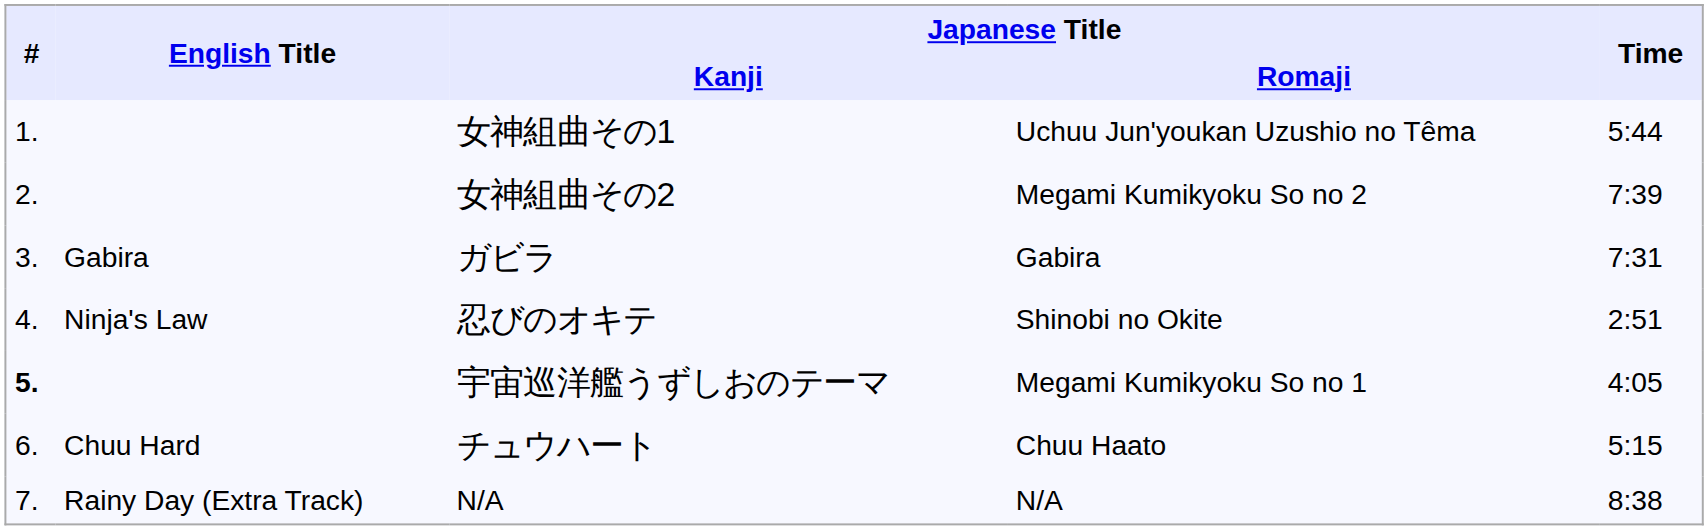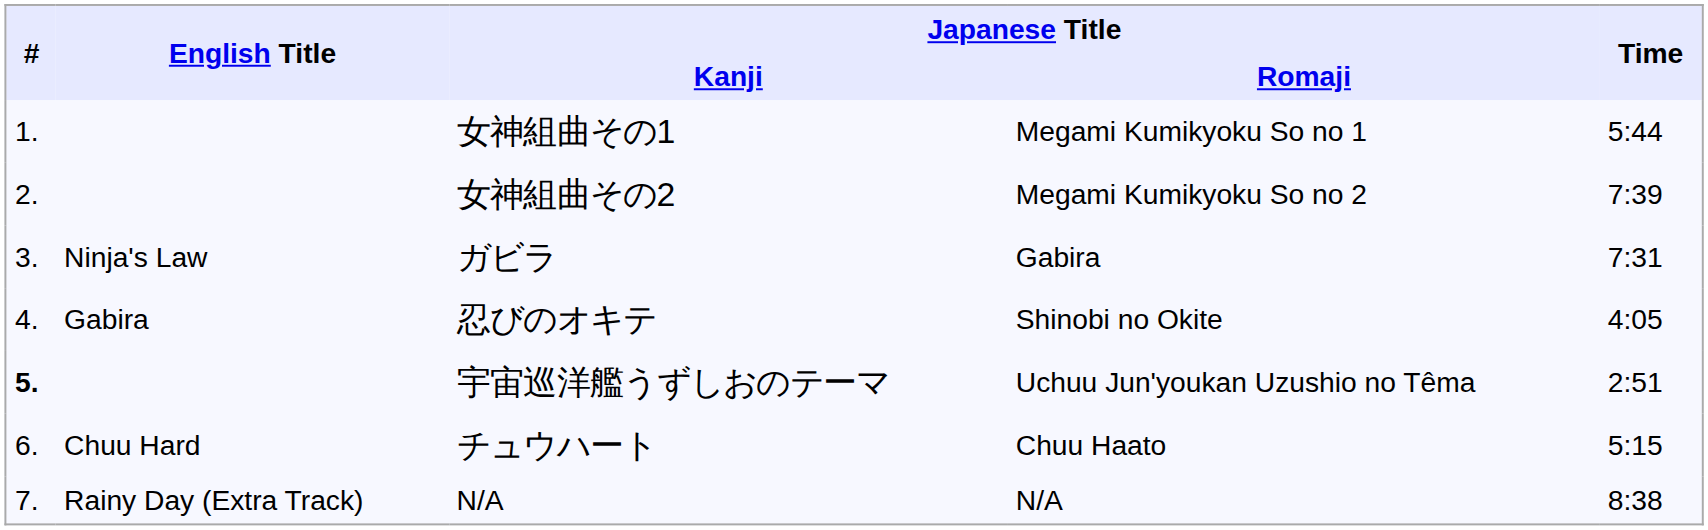(1246, 131) Uchuu Jun'youkan Uzushio no Têma -> (1191, 131) Megami Kumikyoku So no 1
(106, 257) Gabira -> (136, 257) Ninja's Law
(136, 320) Ninja's Law -> (106, 320) Gabira
(1635, 320) 2:51 -> (1635, 320) 4:05
(1191, 382) Megami Kumikyoku So no 1 -> (1246, 382) Uchuu Jun'youkan Uzushio no Têma
(1635, 382) 4:05 -> (1635, 382) 2:51
